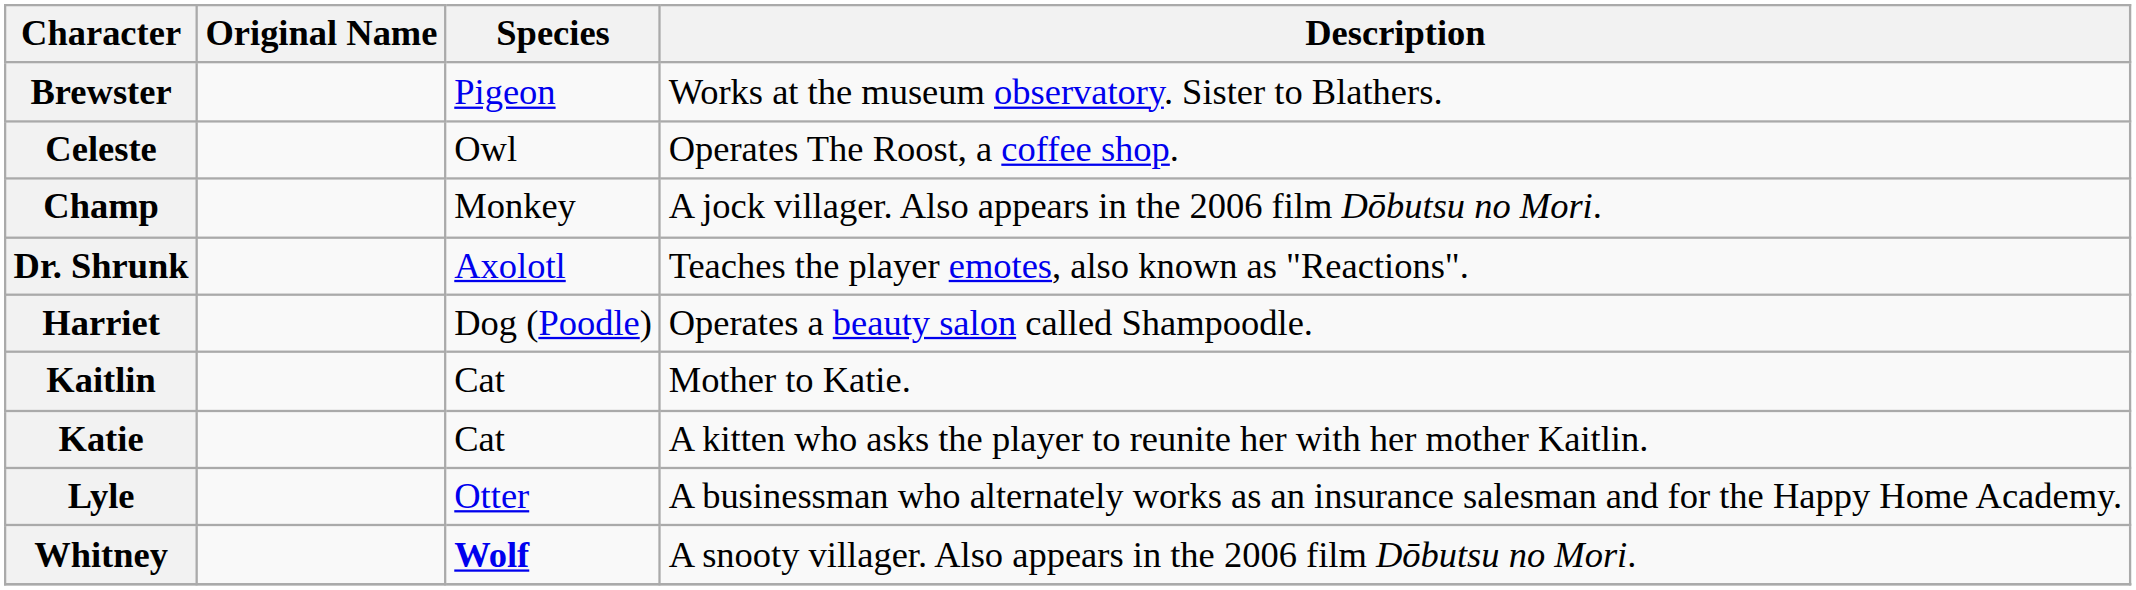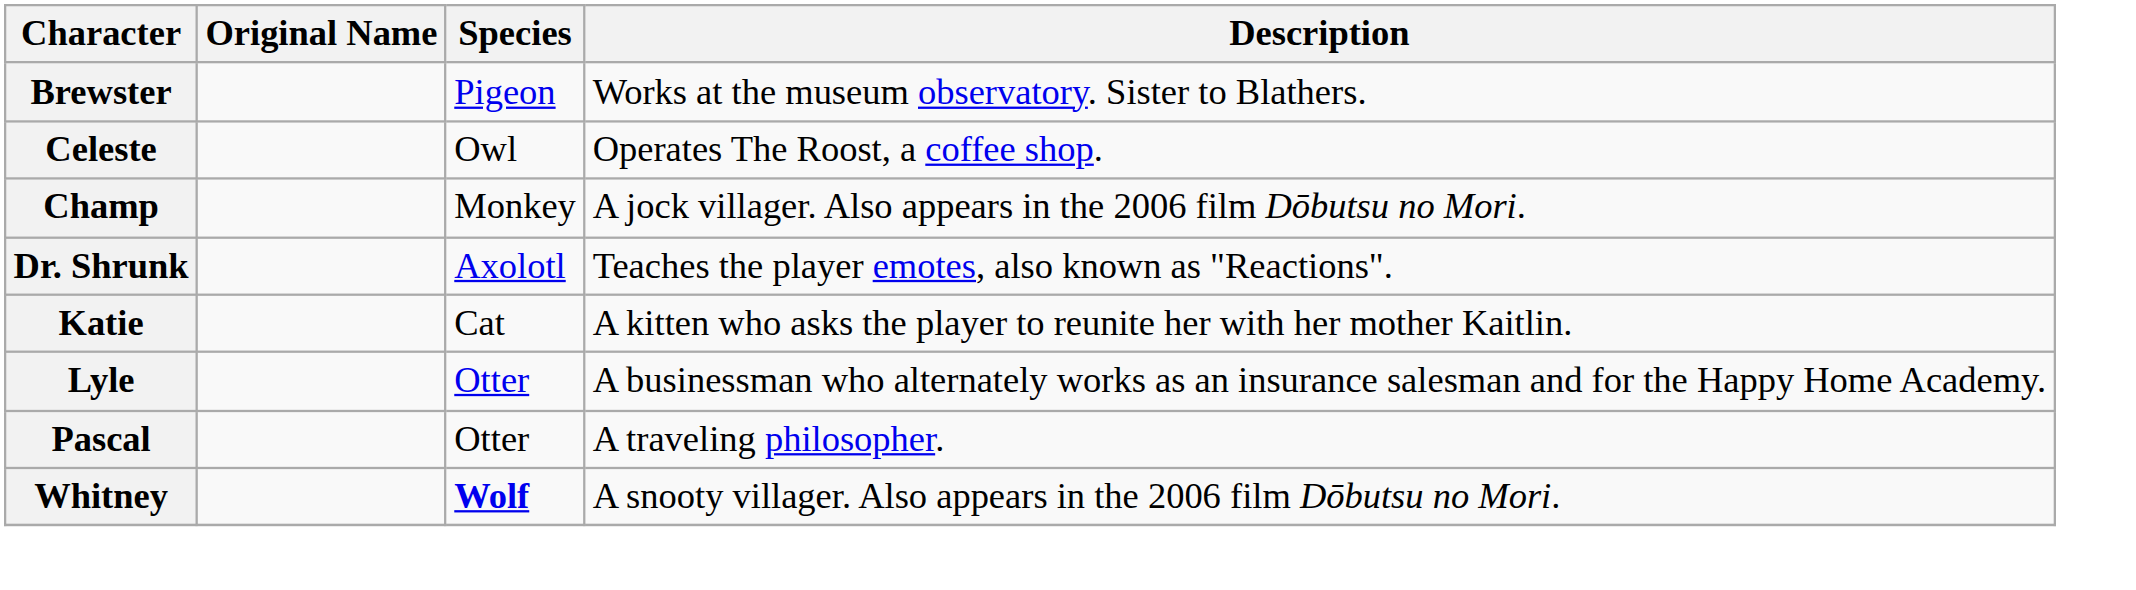- row: (101, 322)
- row: (101, 380)
+ row: (101, 438)
